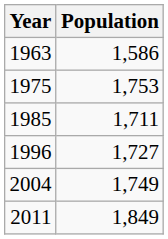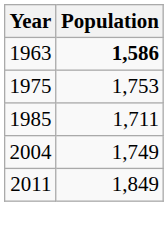(135, 53) normal -> (135, 53) bold
- row: (30, 151)
